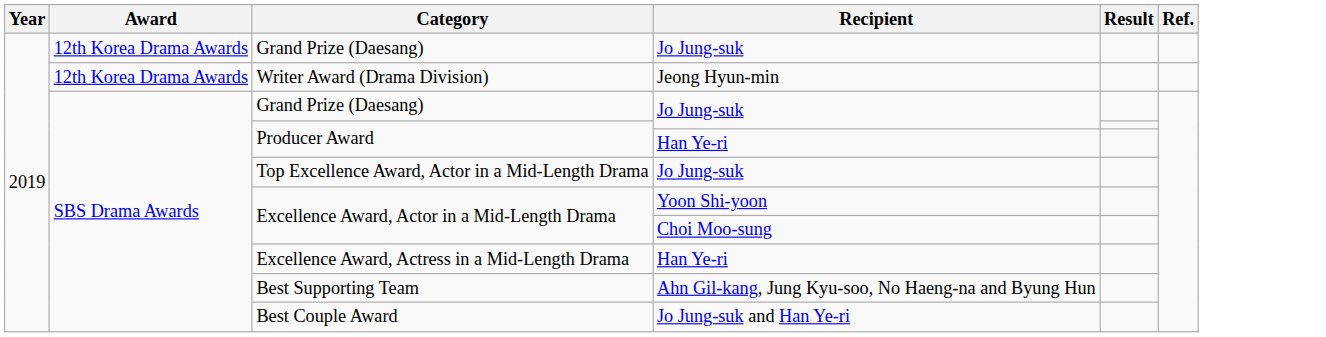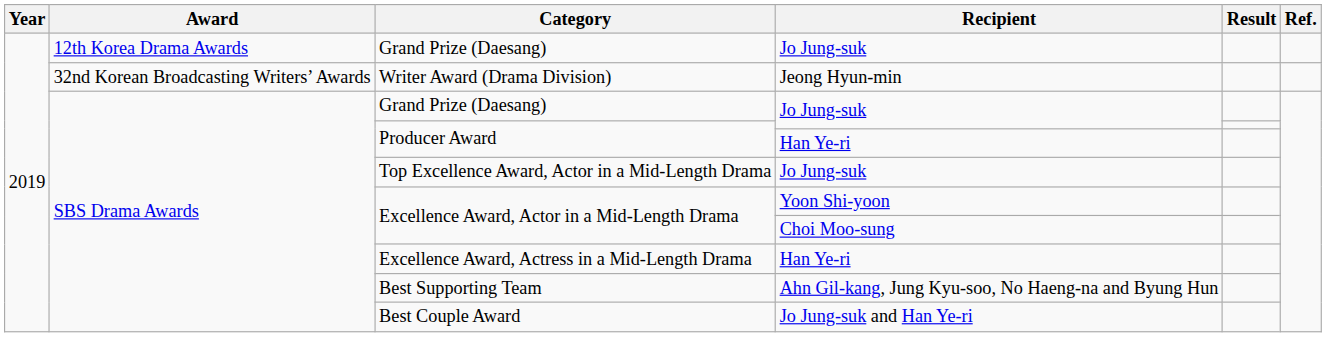(151, 76) 12th Korea Drama Awards -> (212, 76) 32nd Korean Broadcasting Writers’ Awards
